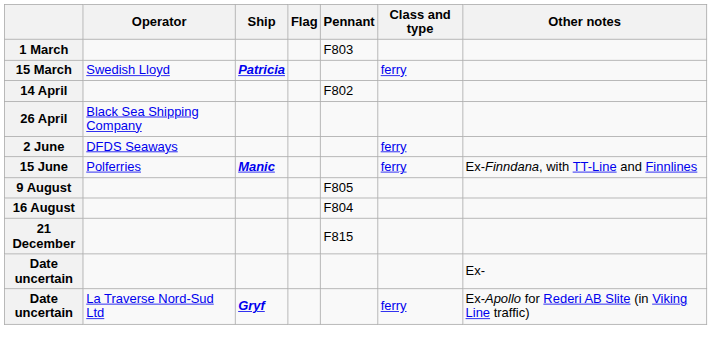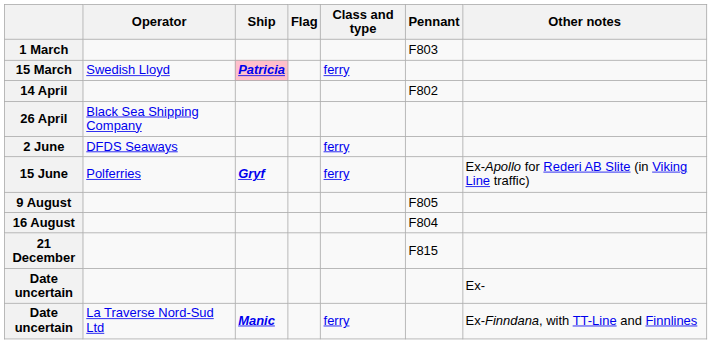columns swapped: (420, 22) <-> (349, 22)
(262, 70) no background -> (262, 70) pink background
(257, 167) Manic -> (251, 174) Gryf
(581, 167) Ex-Finndana, with TT-Line and Finnlines -> (576, 174) Ex-Apollo for Rederi AB Slite (in Viking Line traffic)
(251, 306) Gryf -> (257, 321) Manic
(576, 306) Ex-Apollo for Rederi AB Slite (in Viking Line traffic) -> (581, 321) Ex-Finndana, with TT-Line and Finnlines
